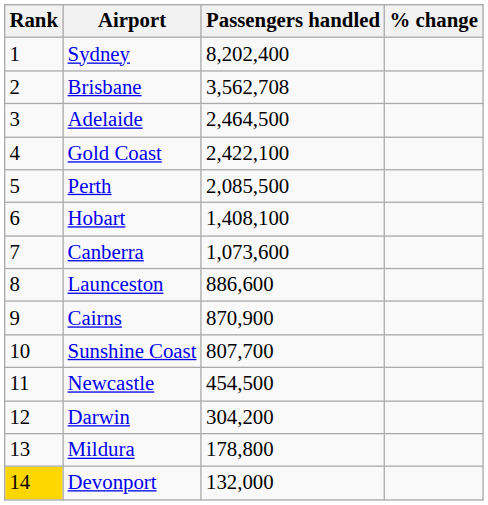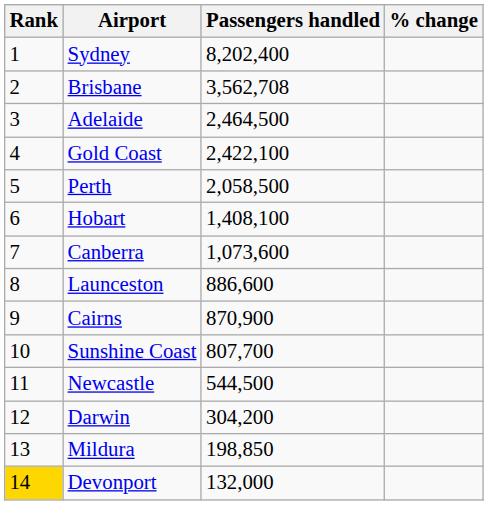(248, 185) 2,085,500 -> (248, 185) 2,058,500
(240, 383) 454,500 -> (240, 383) 544,500
(240, 449) 178,800 -> (240, 449) 198,850
